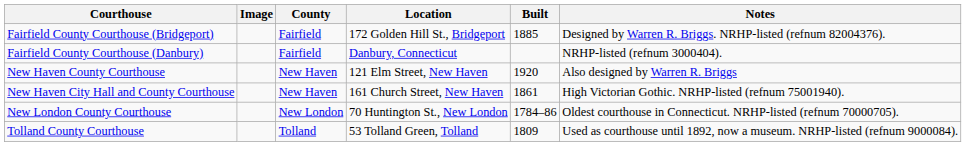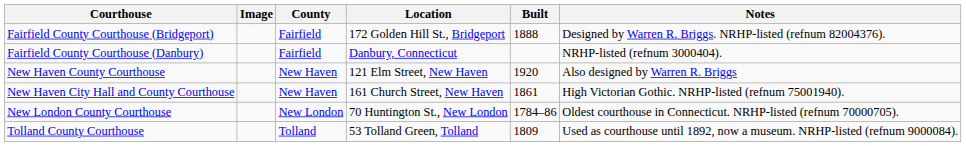(526, 33) 1885 -> (526, 33) 1888
